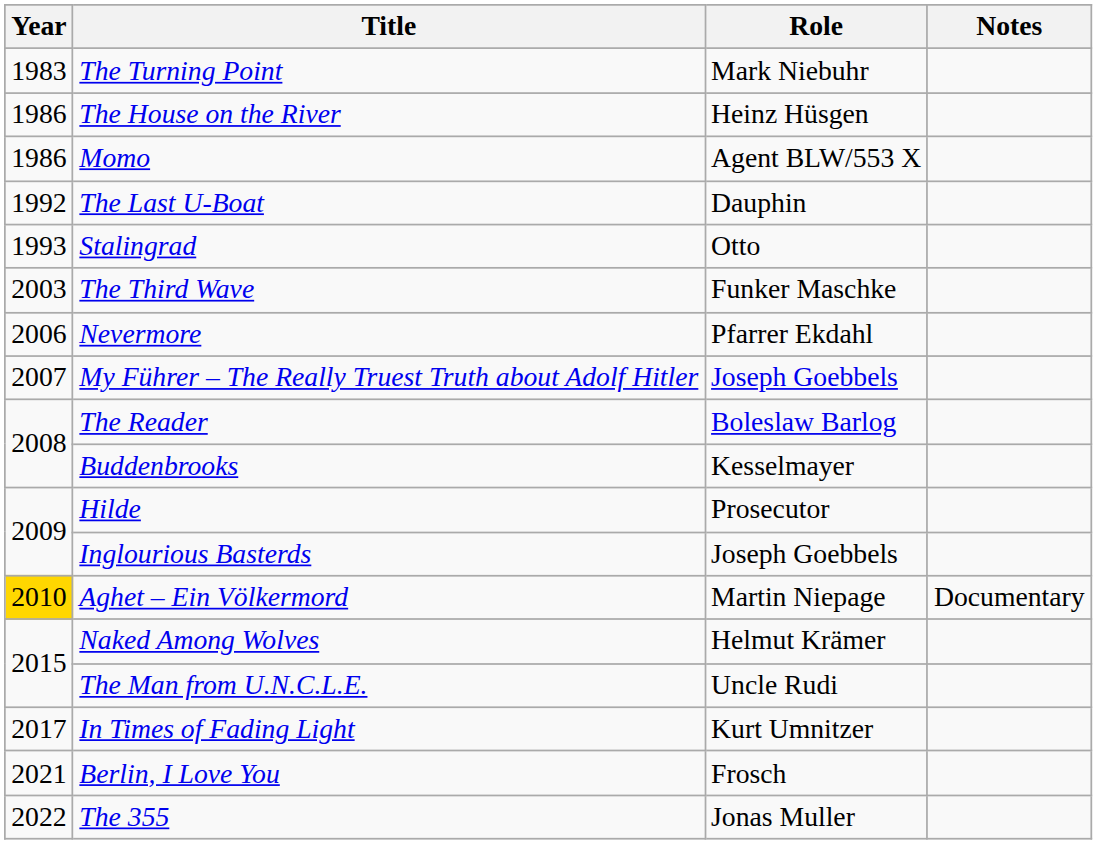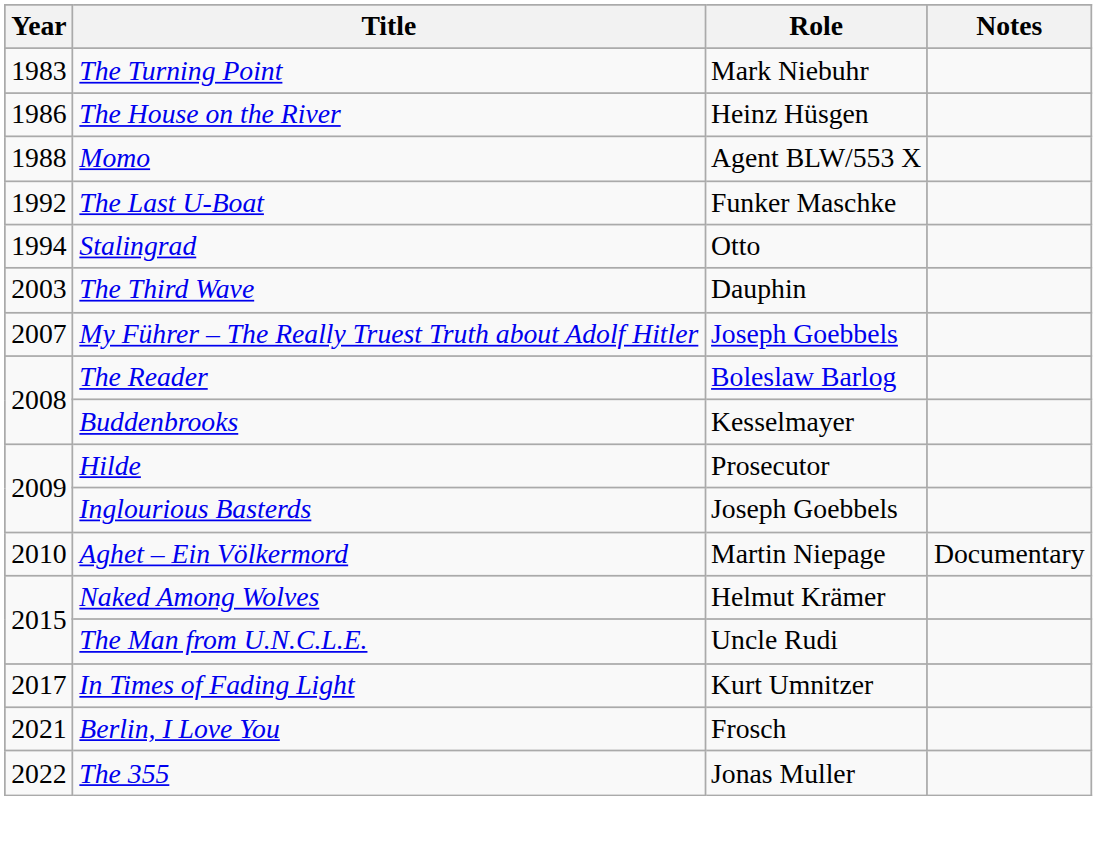(39, 158) 1986 -> (39, 158) 1988
(759, 202) Dauphin -> (804, 202) Funker Maschke
(39, 245) 1993 -> (39, 245) 1994
(804, 289) Funker Maschke -> (759, 289) Dauphin
- row: (140, 333)
(39, 597) gold background -> (39, 553) no background
